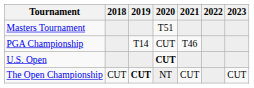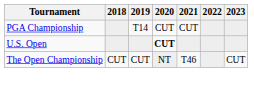- row: (46, 28)
(190, 44) T46 -> (189, 28) CUT
(141, 75) bold -> (140, 59) normal
(190, 75) CUT -> (189, 59) T46
